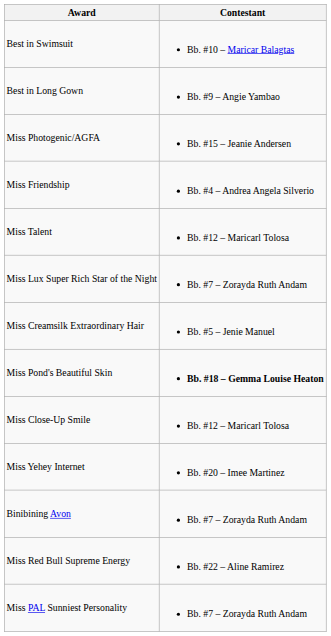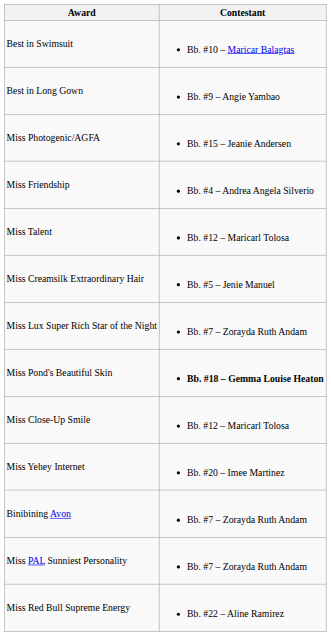rows swapped: (82, 279) <-> (75, 326)
rows swapped: (67, 608) <-> (68, 561)
